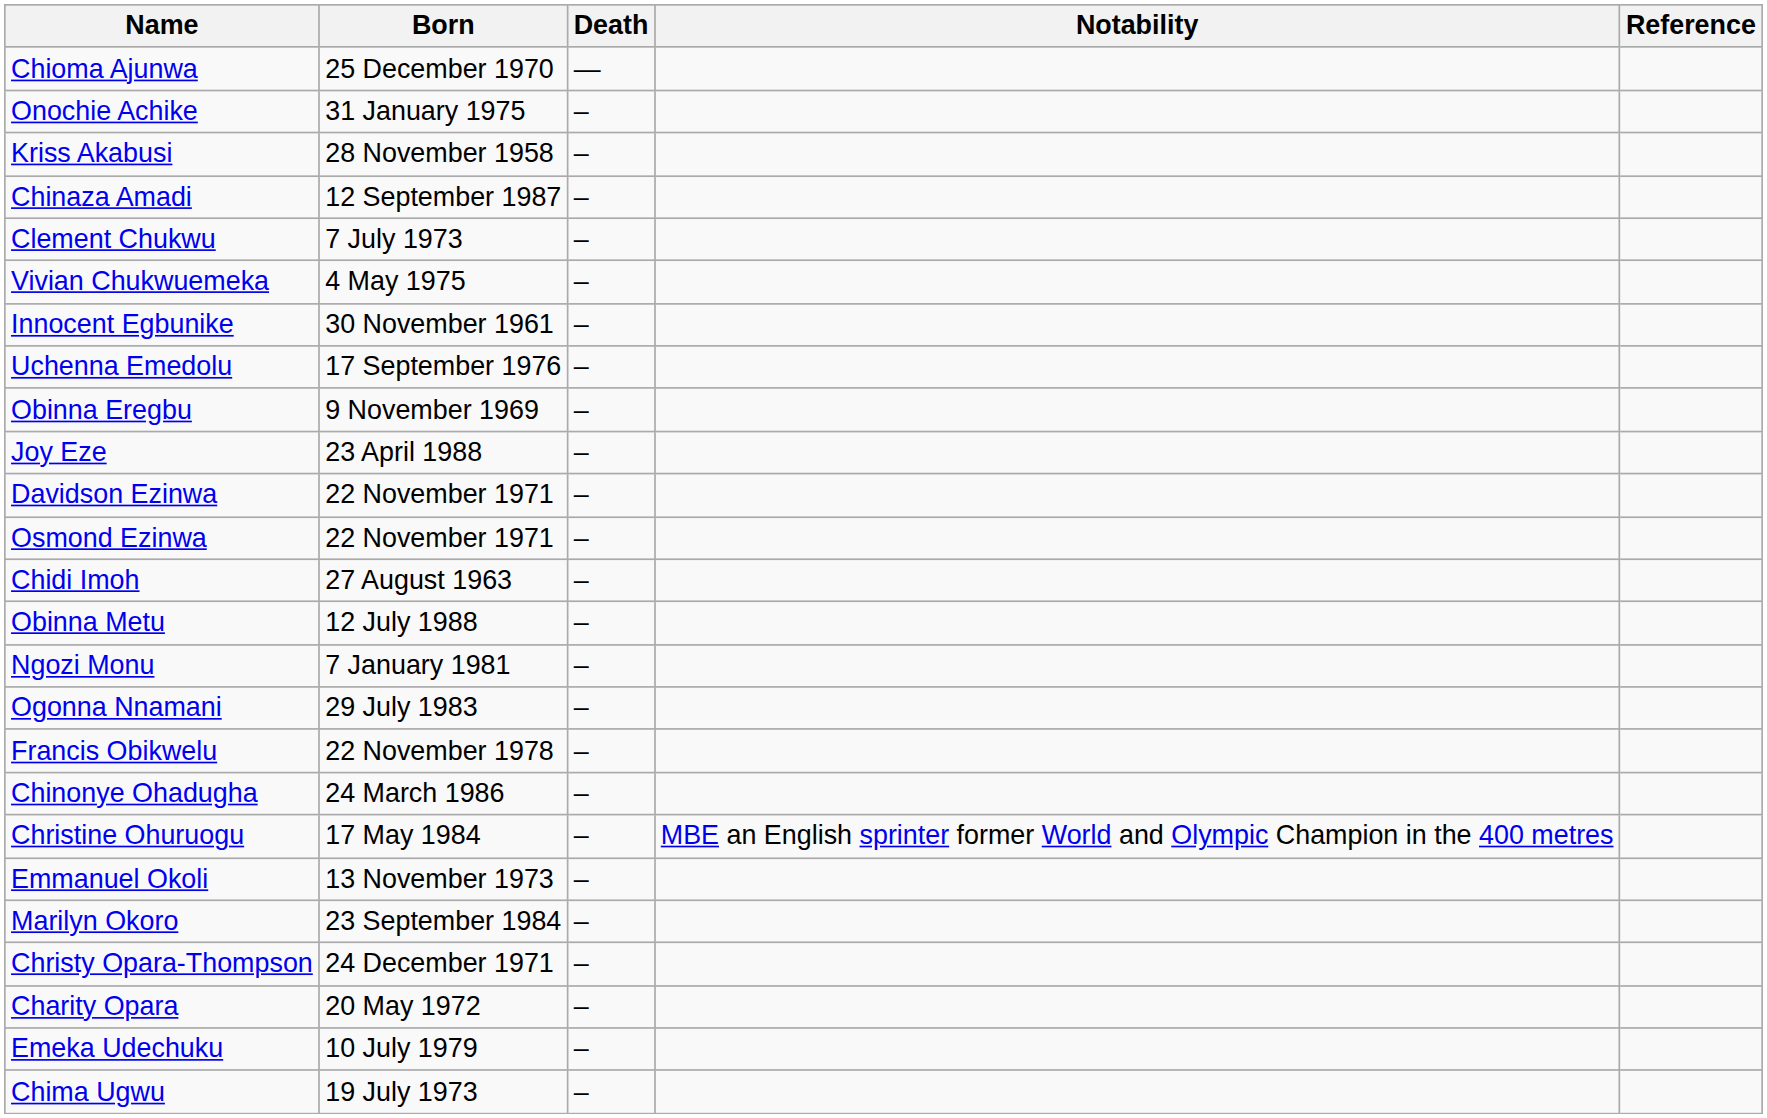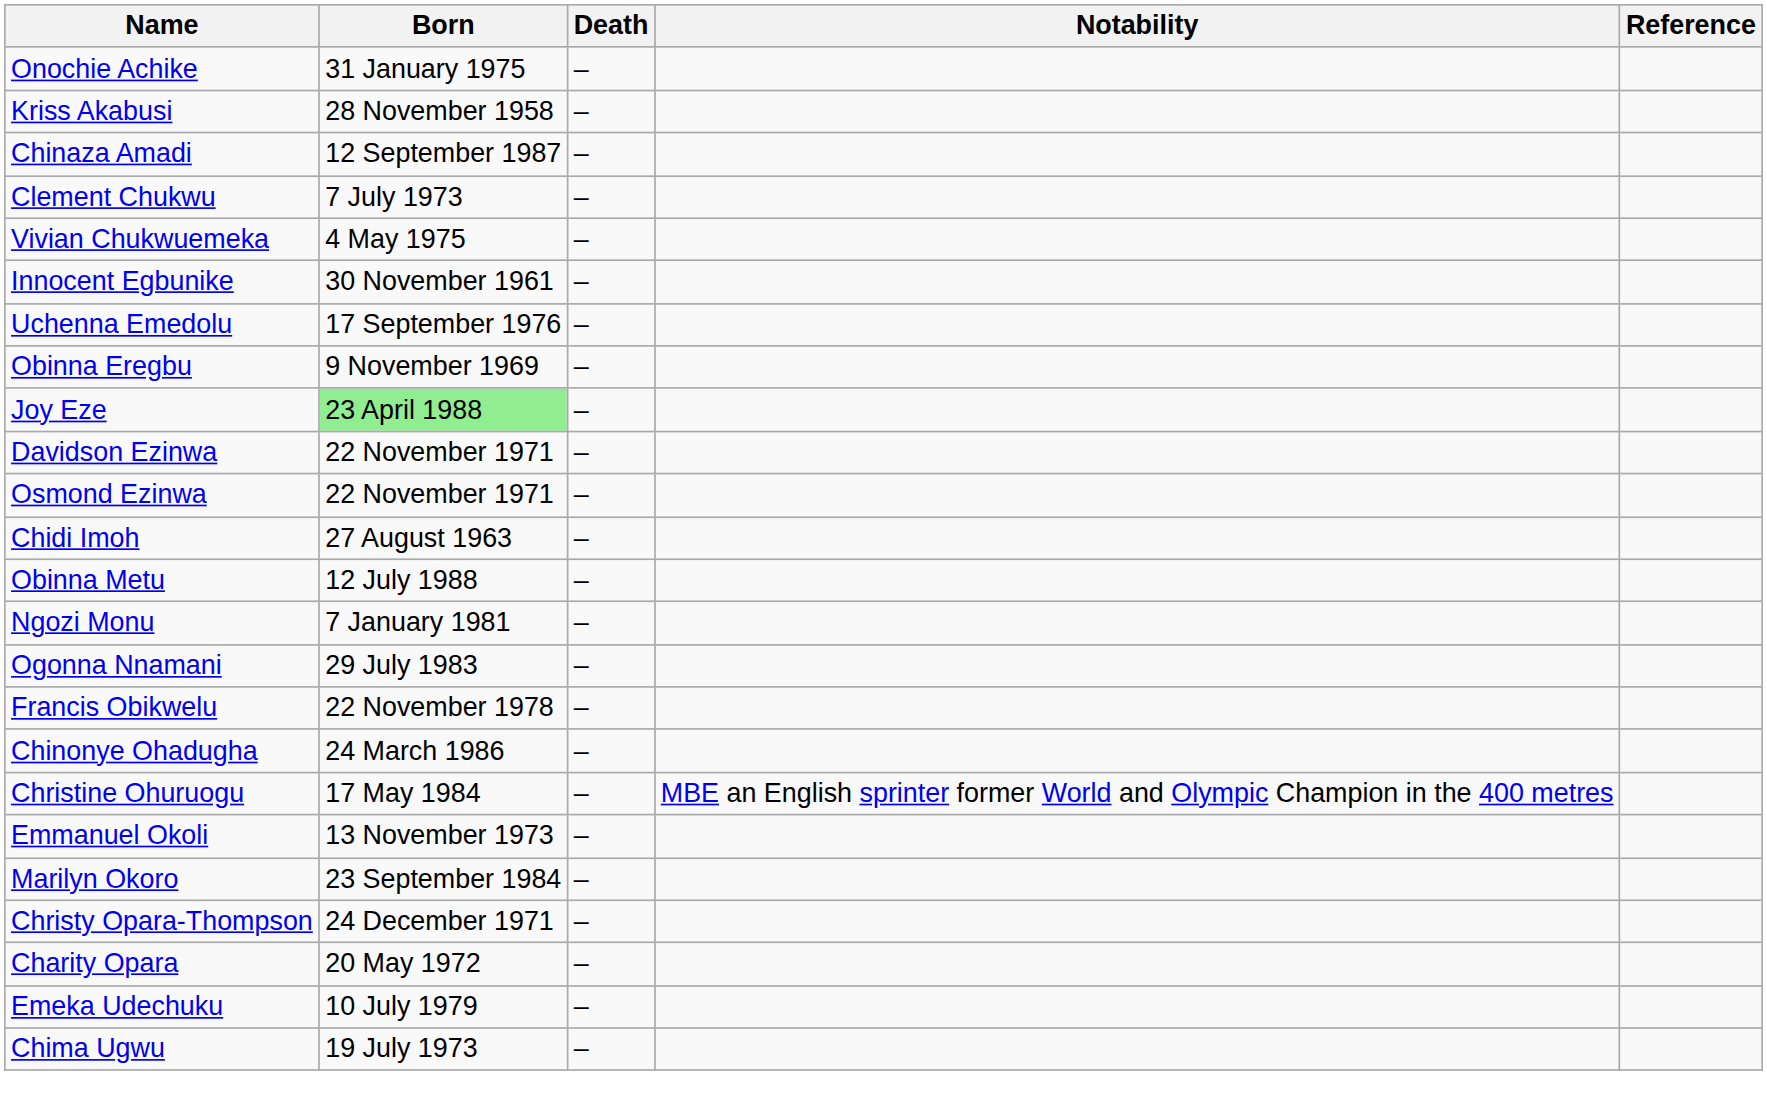- row: (104, 68)
(404, 452) no background -> (404, 409) lightgreen background
